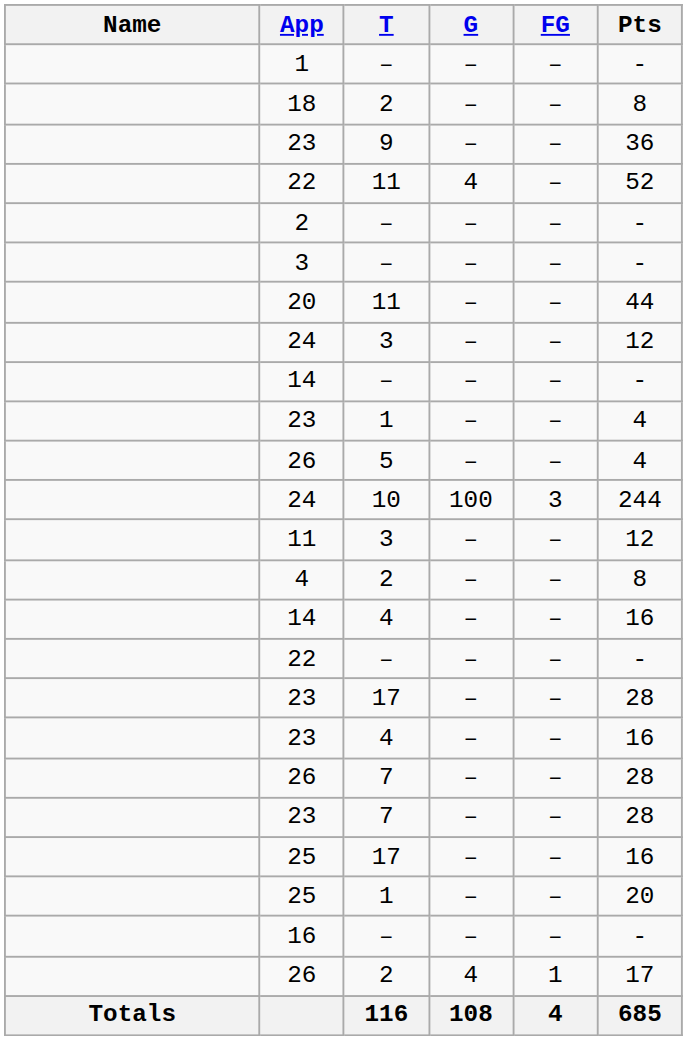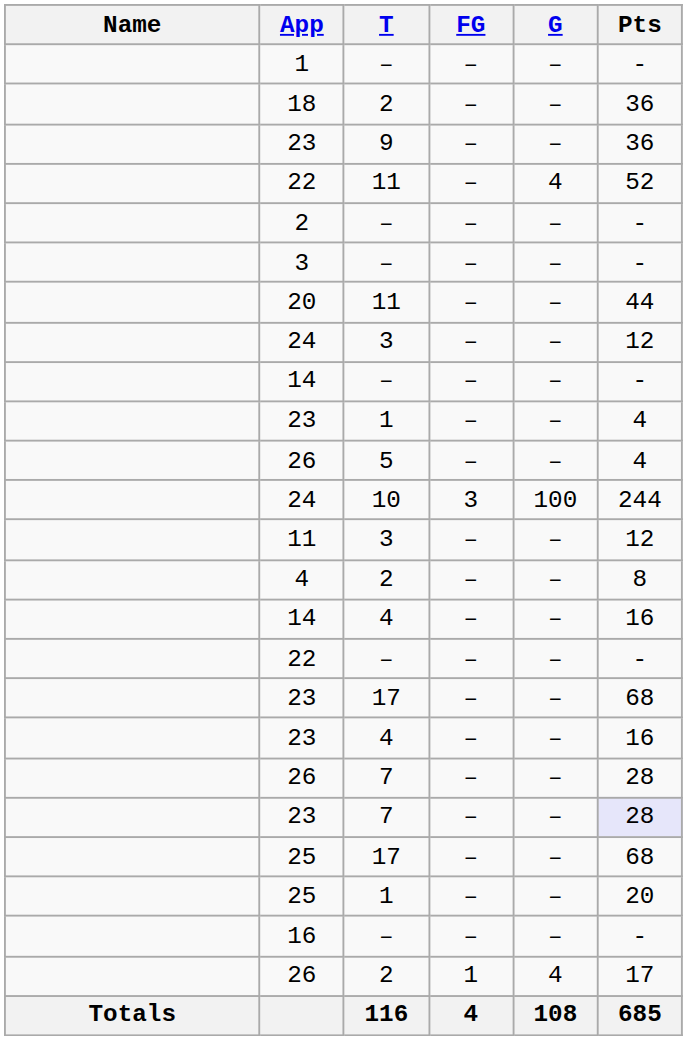columns swapped: (471, 25) <-> (555, 25)
(640, 104) 8 -> (640, 104) 36
(640, 698) 28 -> (640, 698) 68
(640, 817) no background -> (640, 817) lavender background
(640, 857) 16 -> (640, 857) 68
